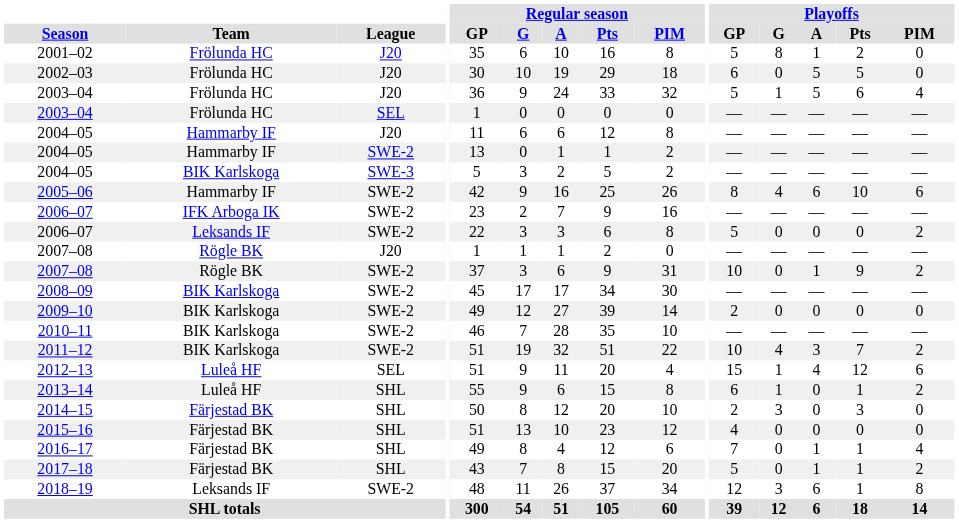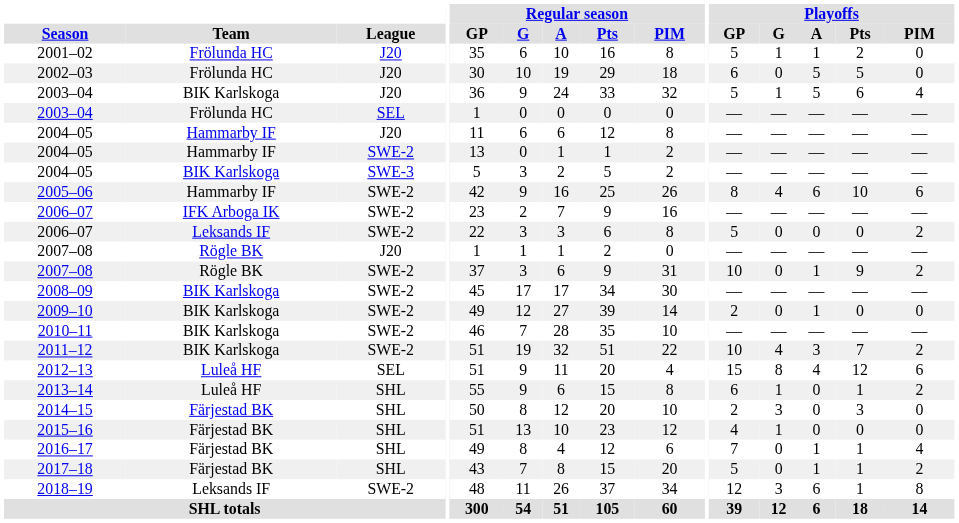(779, 53) 8 -> (779, 53) 1
(231, 93) Frölunda HC -> (231, 93) BIK Karlskoga
(817, 310) 0 -> (817, 310) 1
(779, 370) 1 -> (779, 370) 8
(779, 429) 0 -> (779, 429) 1
